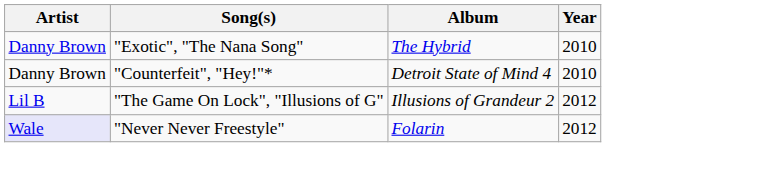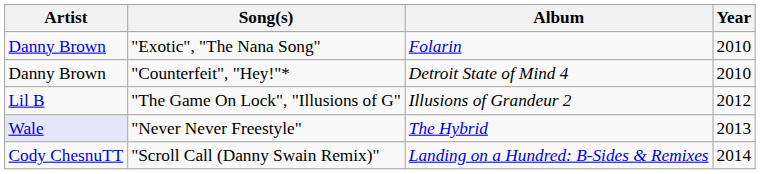(431, 45) The Hybrid -> (435, 45) Folarin
(418, 127) Folarin -> (448, 127) The Hybrid
(579, 127) 2012 -> (734, 127) 2013
+ row: (255, 155)
